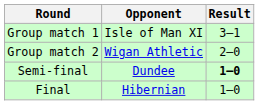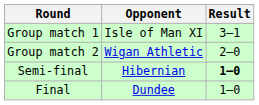(154, 71) Dundee -> (154, 71) Hibernian
(154, 90) Hibernian -> (154, 90) Dundee
